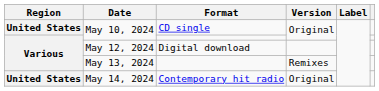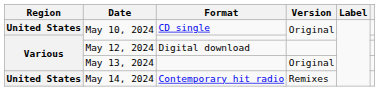(309, 63) Remixes -> (312, 63) Original
(312, 78) Original -> (309, 78) Remixes
